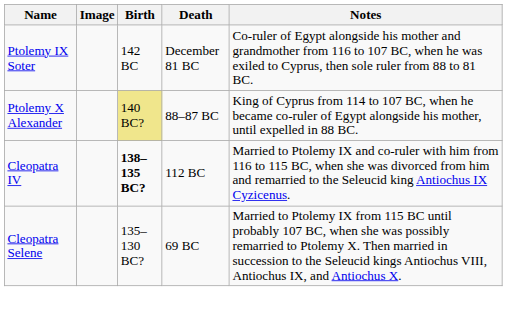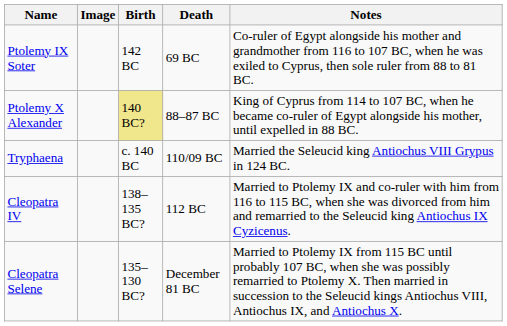(192, 57) December 81 BC -> (183, 57) 69 BC
+ row: (35, 158)
(134, 173) bold -> (135, 208) normal
(182, 245) 69 BC -> (193, 281) December 81 BC
